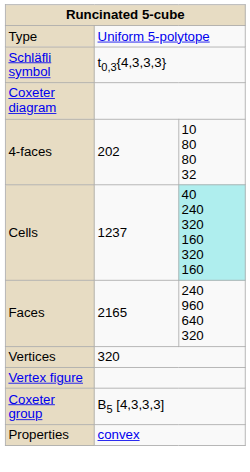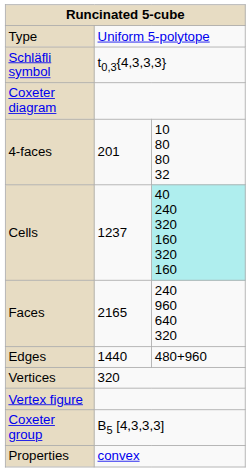(109, 151) 202 -> (109, 151) 201
+ row: (27, 356)
